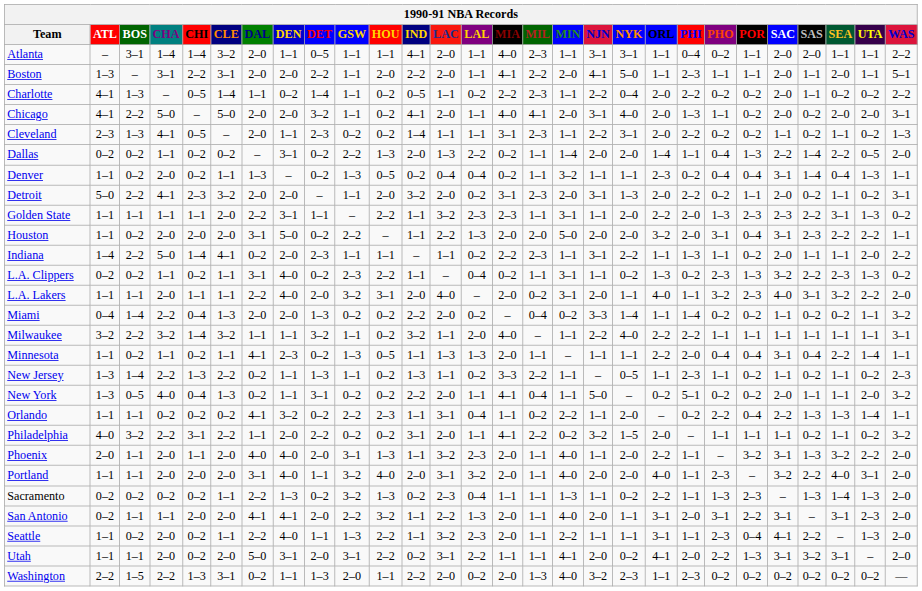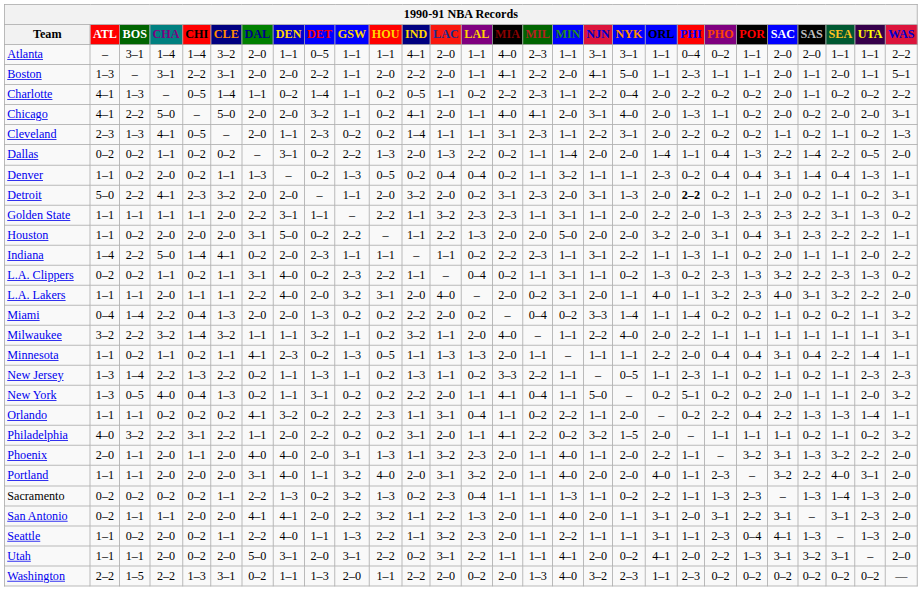(691, 195) normal -> (691, 195) bold
(661, 335) 2–2 -> (661, 335) 2–0
(870, 375) 0–2 -> (870, 375) 2–3
(812, 536) 2–2 -> (812, 536) 1–3
